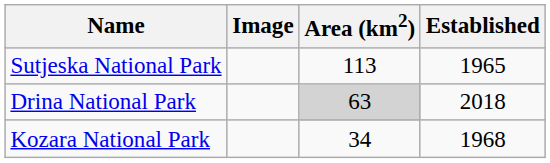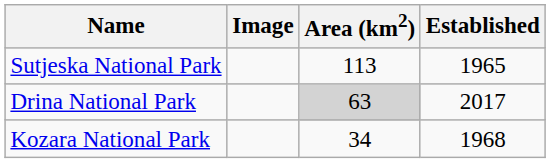(483, 102) 2018 -> (483, 102) 2017
